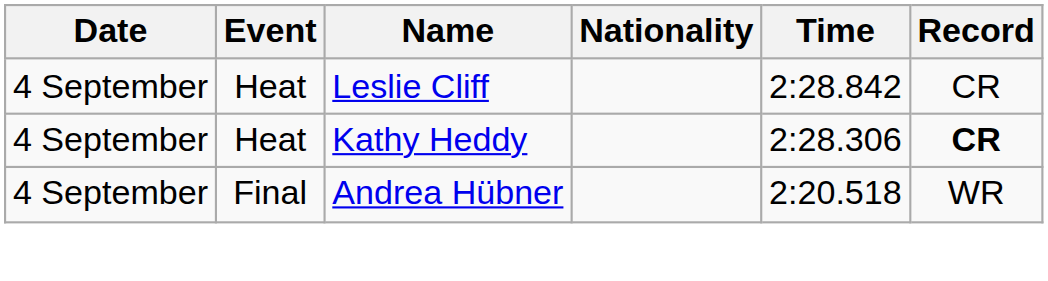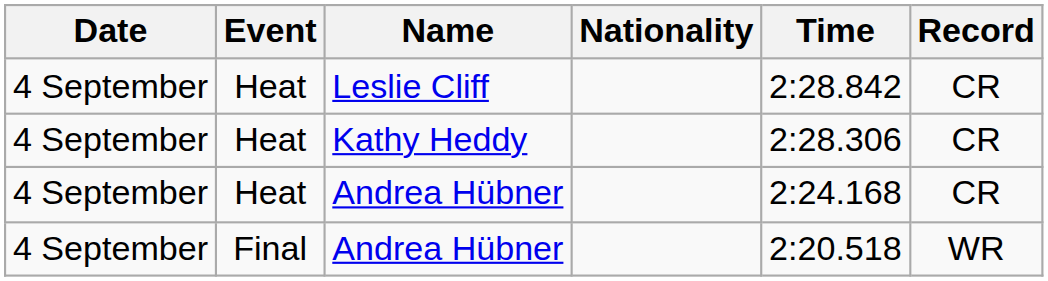(976, 139) bold -> (976, 139) normal
+ row: (270, 193)
